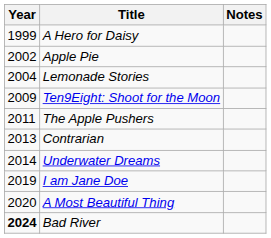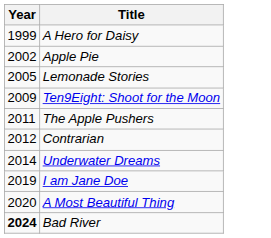- column: (244, 14)
(22, 77) 2004 -> (22, 77) 2005
(22, 139) 2013 -> (22, 139) 2012
